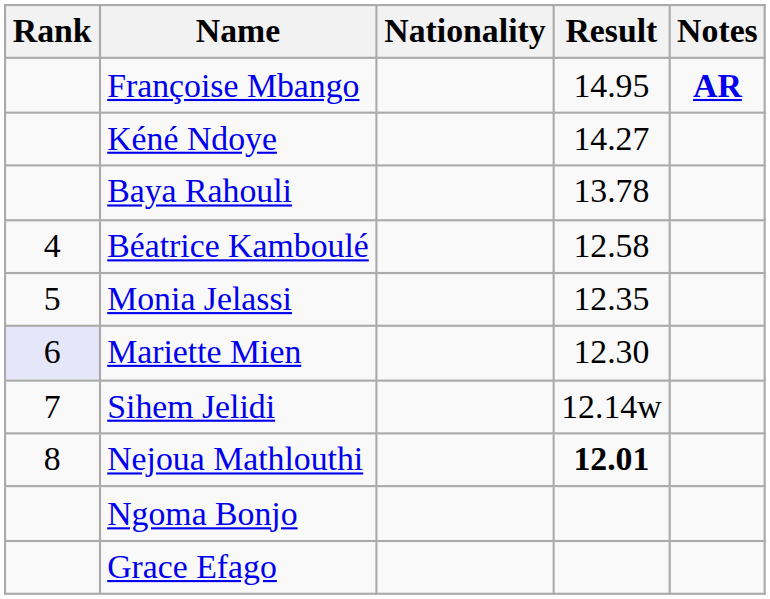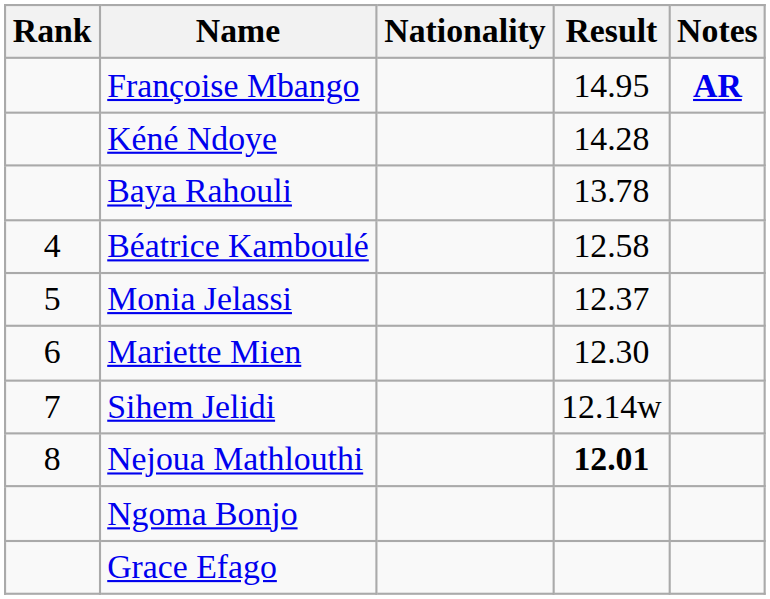(611, 138) 14.27 -> (611, 138) 14.28
(611, 298) 12.35 -> (611, 298) 12.37
(52, 352) lavender background -> (52, 352) no background
